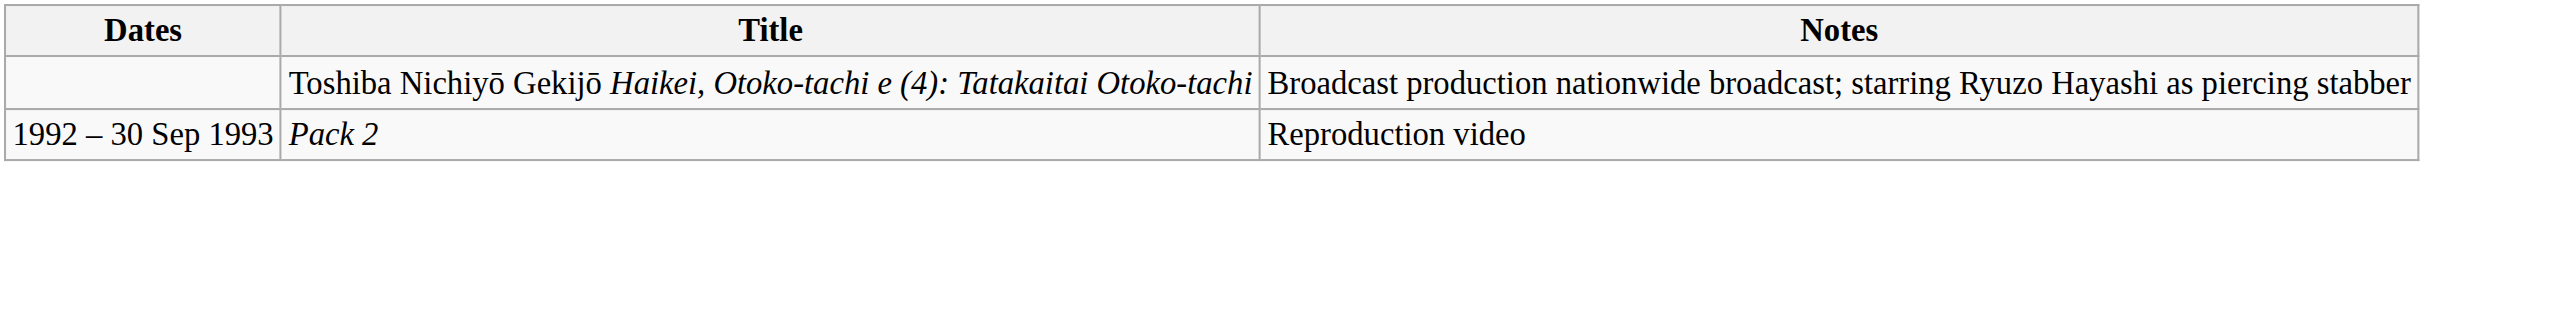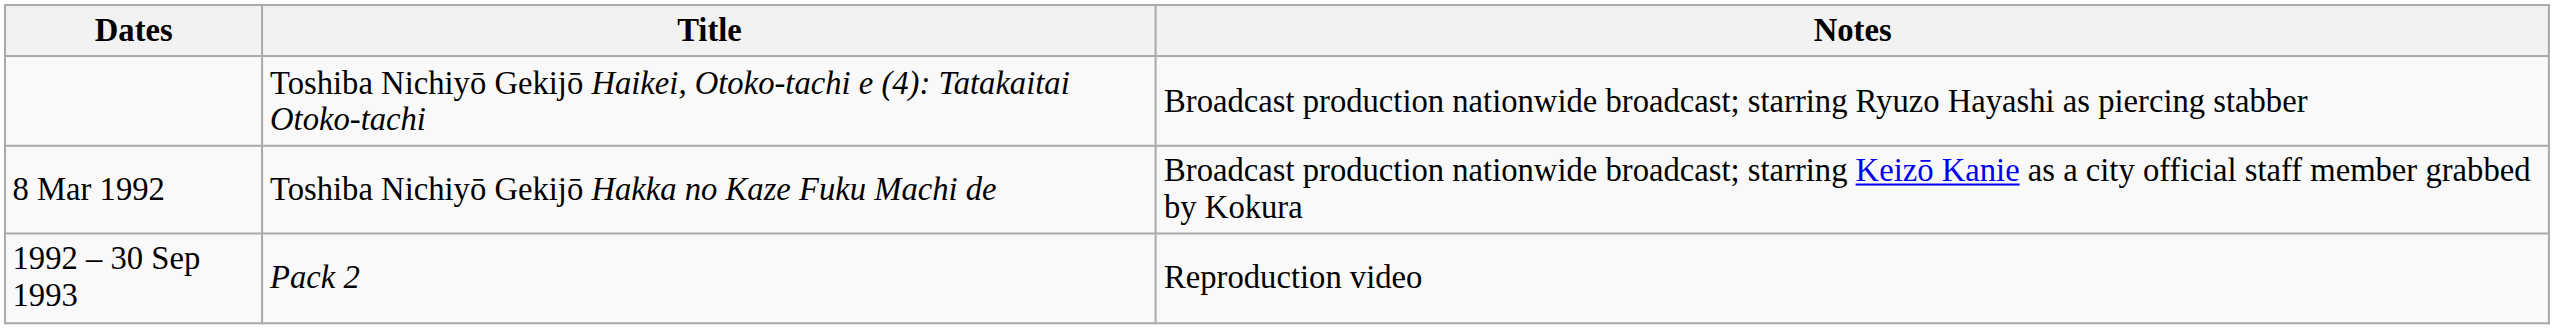+ row: (89, 188)
